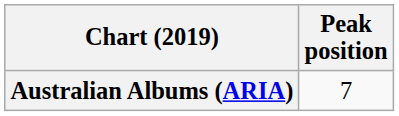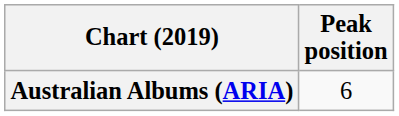(346, 90) 7 -> (346, 90) 6
